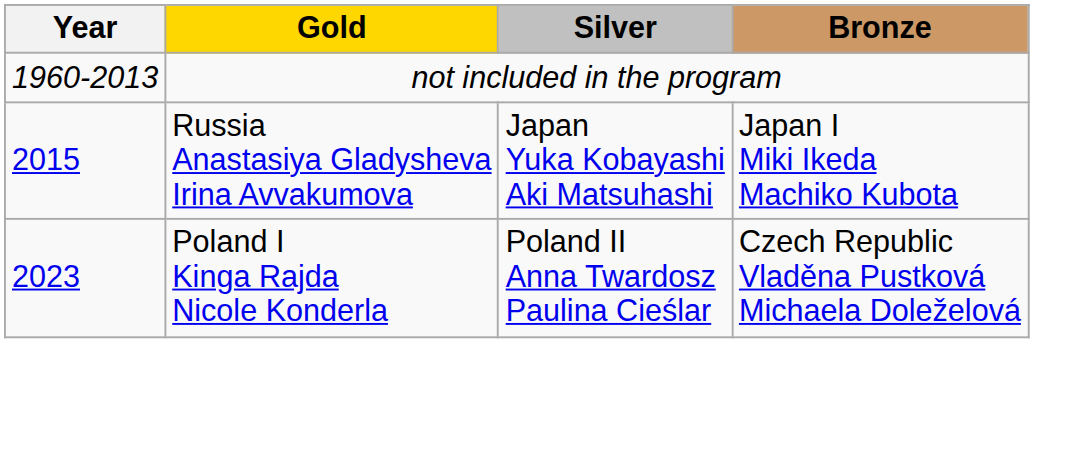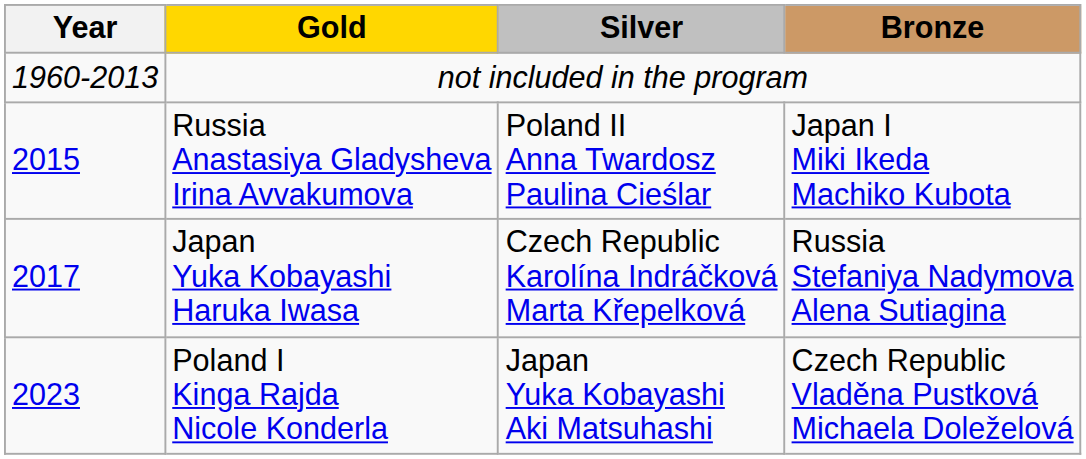(615, 160) Japan Yuka Kobayashi Aki Matsuhashi -> (611, 160) Poland II Anna Twardosz Paulina Cieślar
+ row: (282, 277)
(611, 277) Poland II Anna Twardosz Paulina Cieślar -> (615, 394) Japan Yuka Kobayashi Aki Matsuhashi
